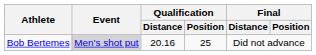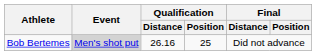(163, 43) 20.16 -> (163, 43) 26.16
